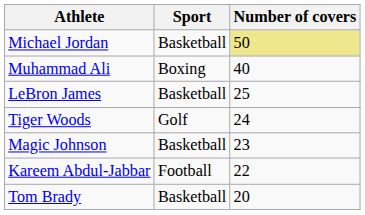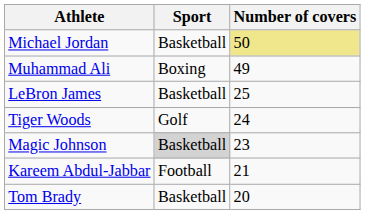(242, 68) 40 -> (242, 68) 49
(192, 145) no background -> (192, 145) lightgrey background
(242, 171) 22 -> (242, 171) 21
